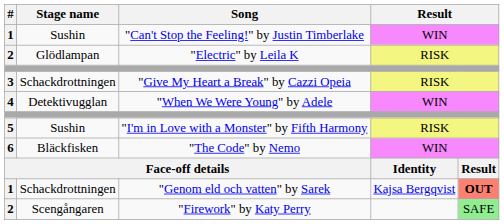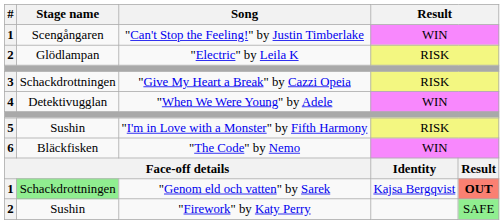(68, 34) Sushin -> (68, 34) Scengångaren
(68, 188) no background -> (68, 188) lightgreen background
(68, 209) Scengångaren -> (68, 209) Sushin
